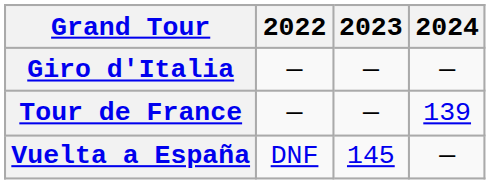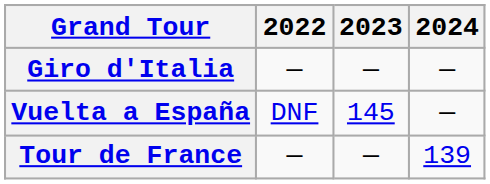rows swapped: (131, 113) <-> (131, 156)
